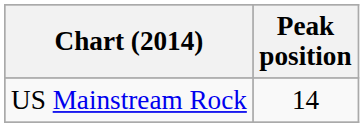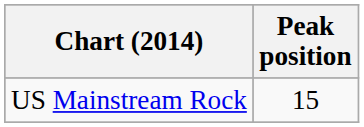(305, 99) 14 -> (305, 99) 15
